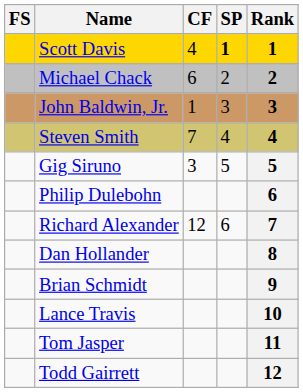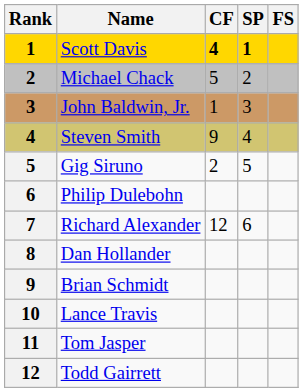columns swapped: (272, 19) <-> (20, 19)
(192, 48) normal -> (214, 48) bold
(192, 78) 6 -> (214, 78) 5
(192, 136) 7 -> (214, 136) 9
(192, 166) 3 -> (214, 166) 2
